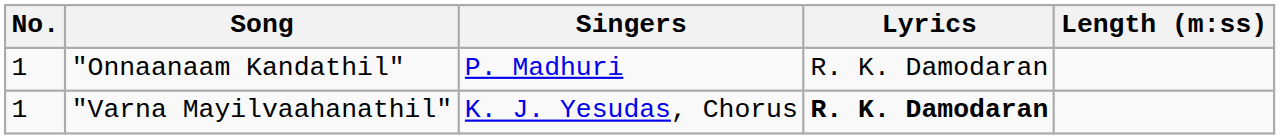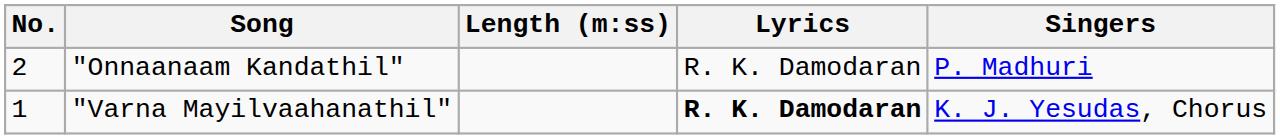columns swapped: (631, 27) <-> (1164, 27)
(19, 69) 1 -> (19, 69) 2
